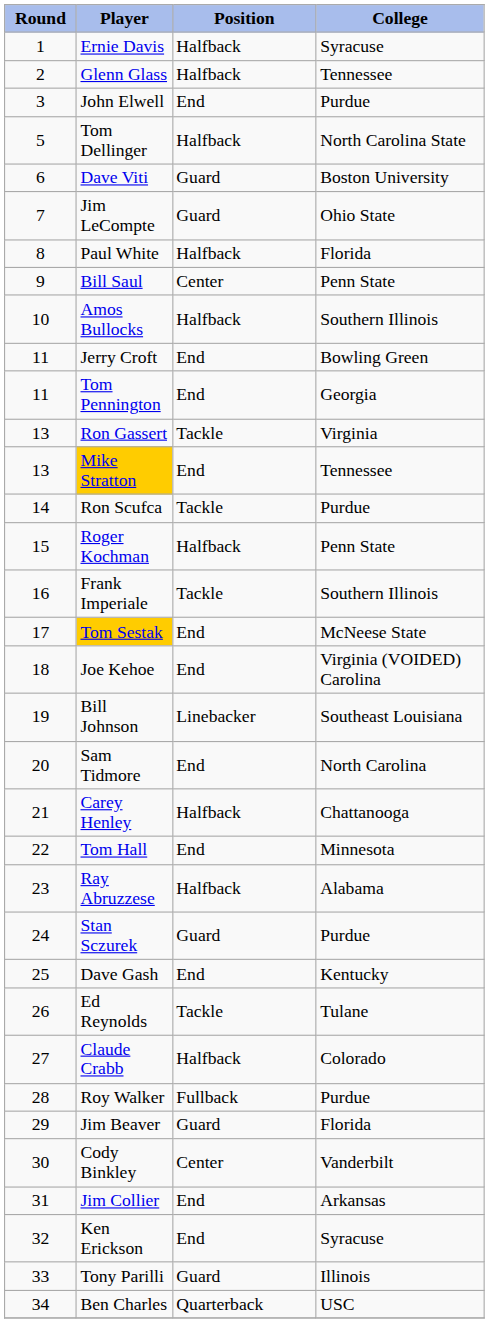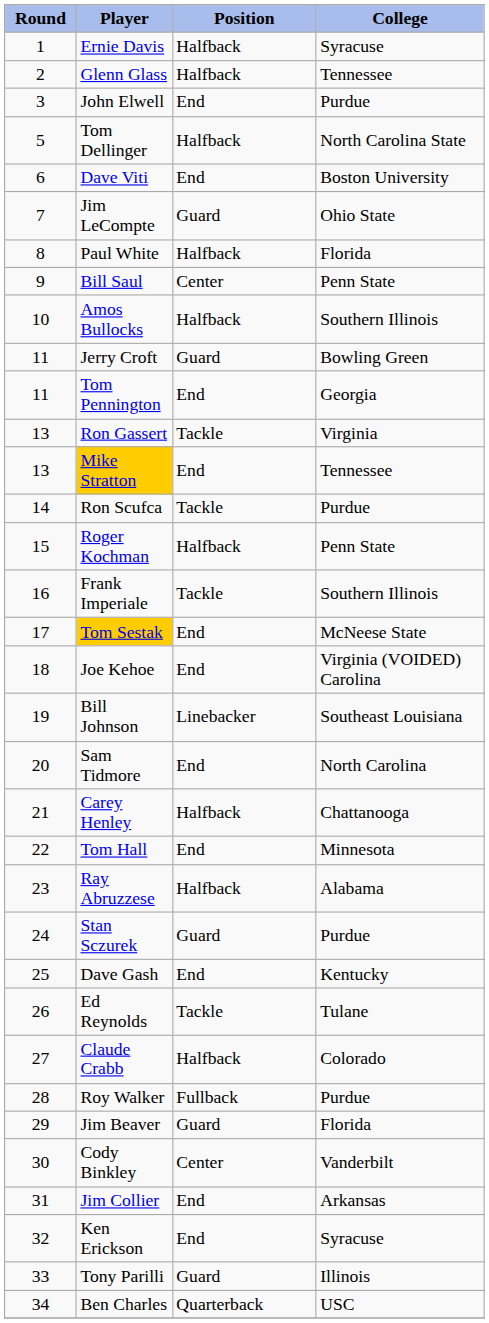(198, 177) Guard -> (191, 177) End
(191, 356) End -> (198, 356) Guard
